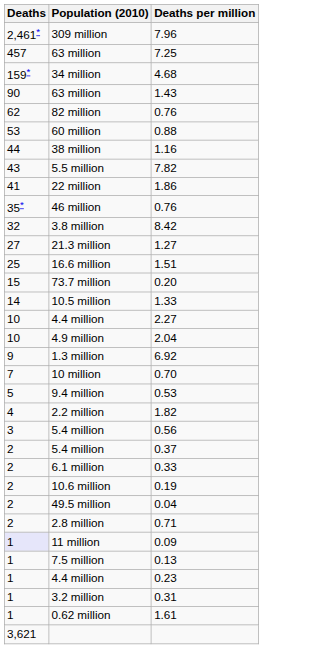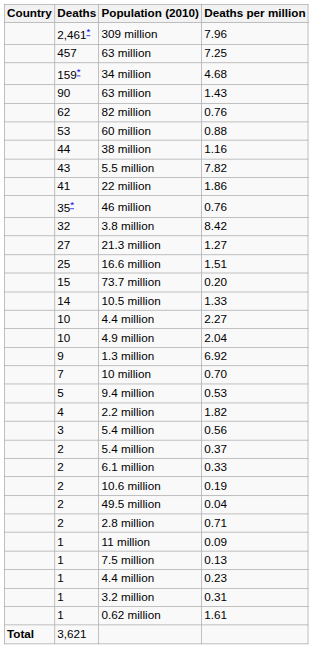+ column: (29, 13)
(10, 541) lavender background -> (60, 541) no background
